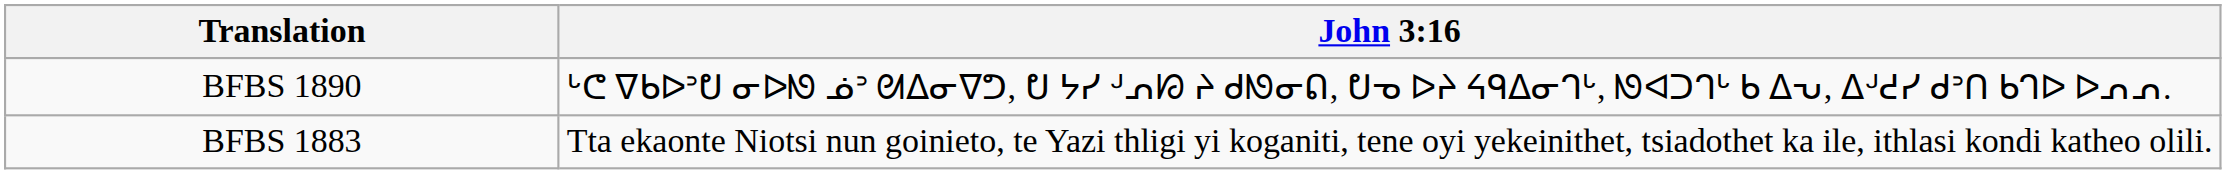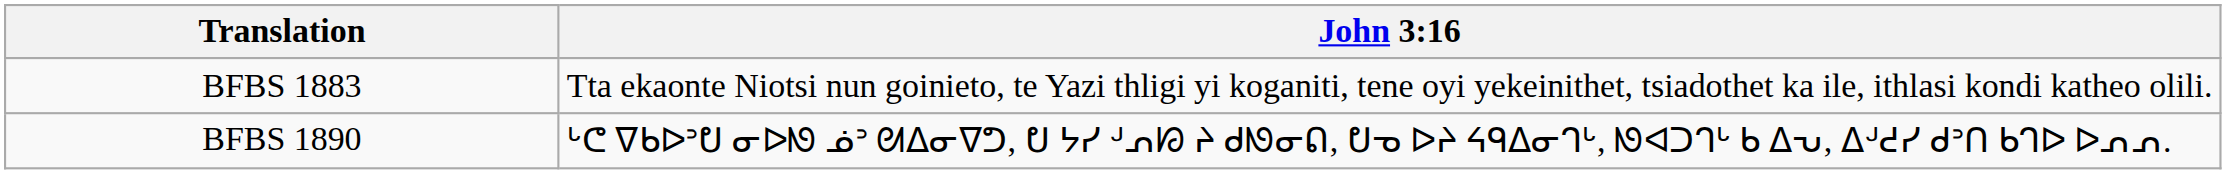rows swapped: (282, 141) <-> (282, 86)
